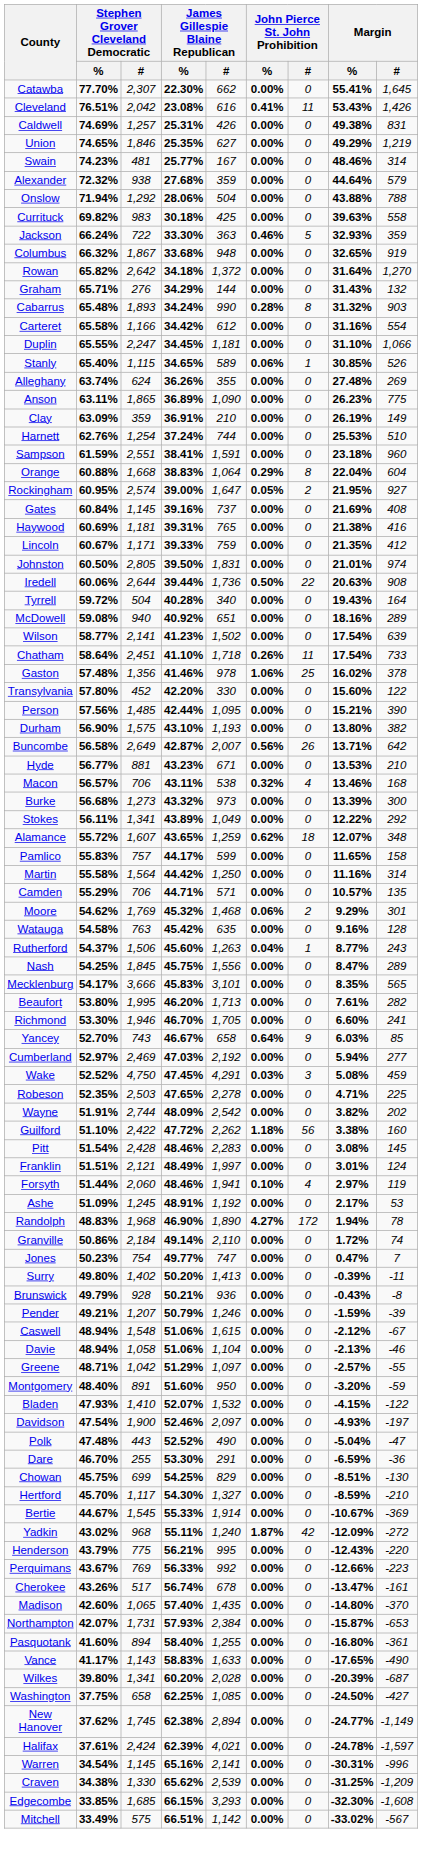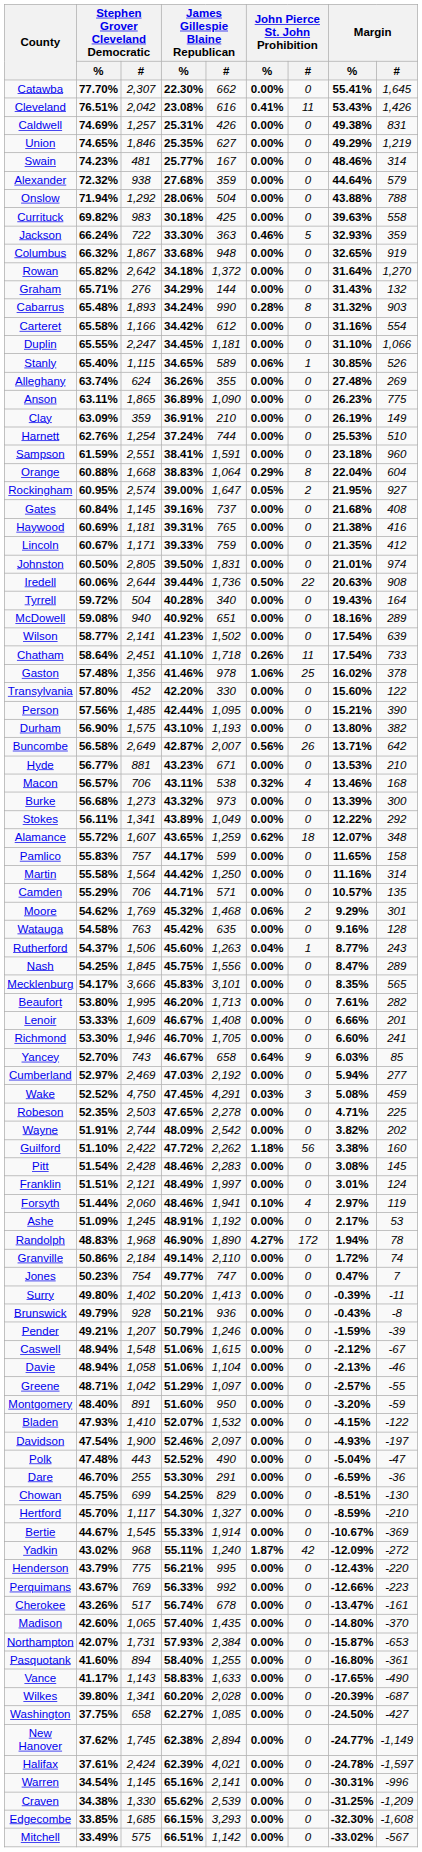(352, 509) 21.69% -> (352, 509) 21.68%
+ row: (40, 1020)
(184, 1696) 62.25% -> (184, 1715) 62.27%
